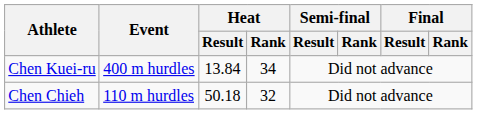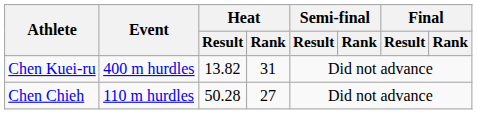(223, 69) 13.84 -> (223, 69) 13.82
(268, 69) 34 -> (268, 69) 31
(223, 95) 50.18 -> (223, 95) 50.28
(268, 95) 32 -> (268, 95) 27
